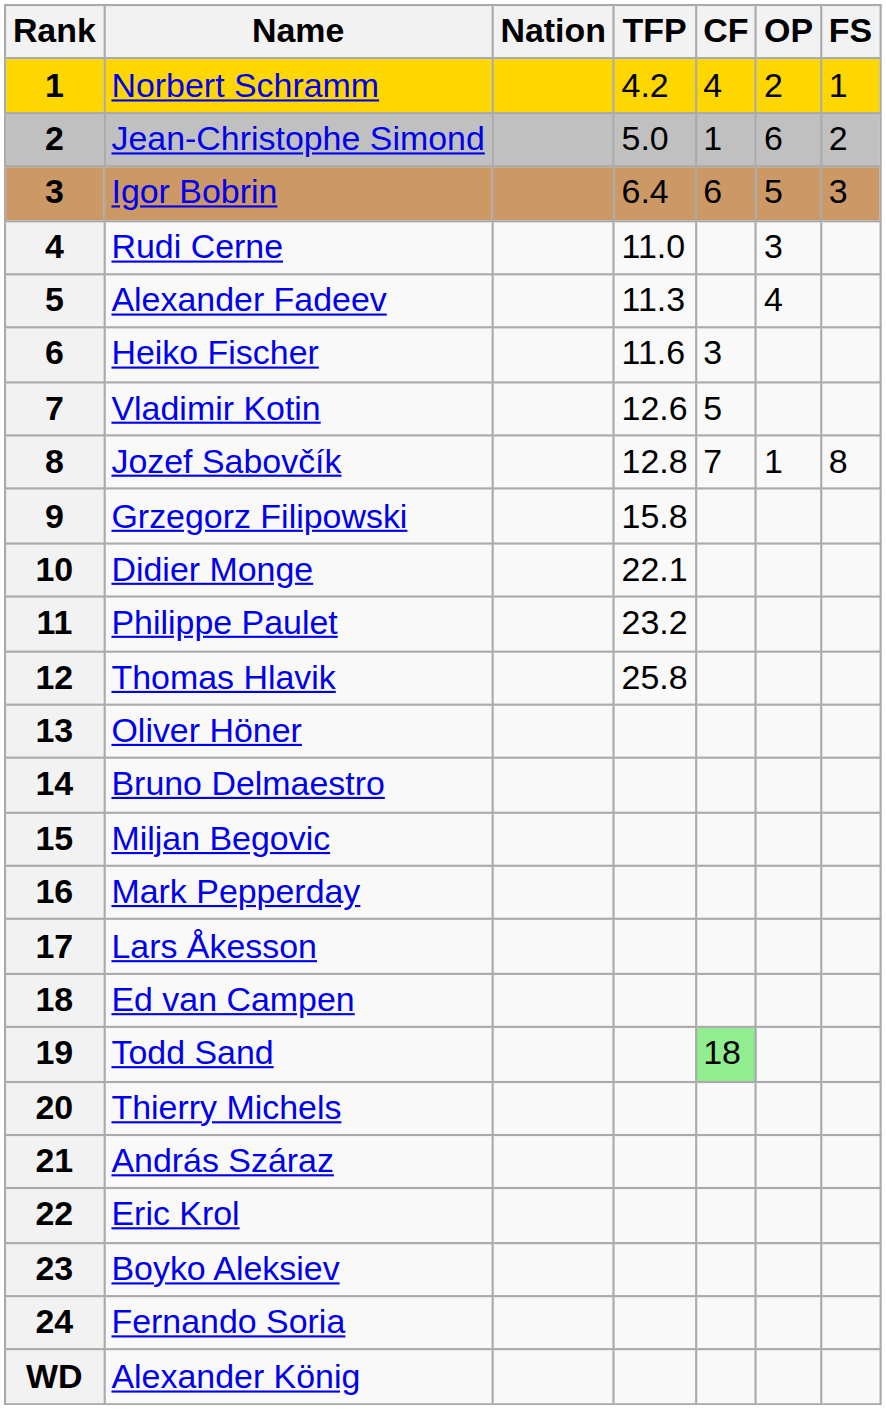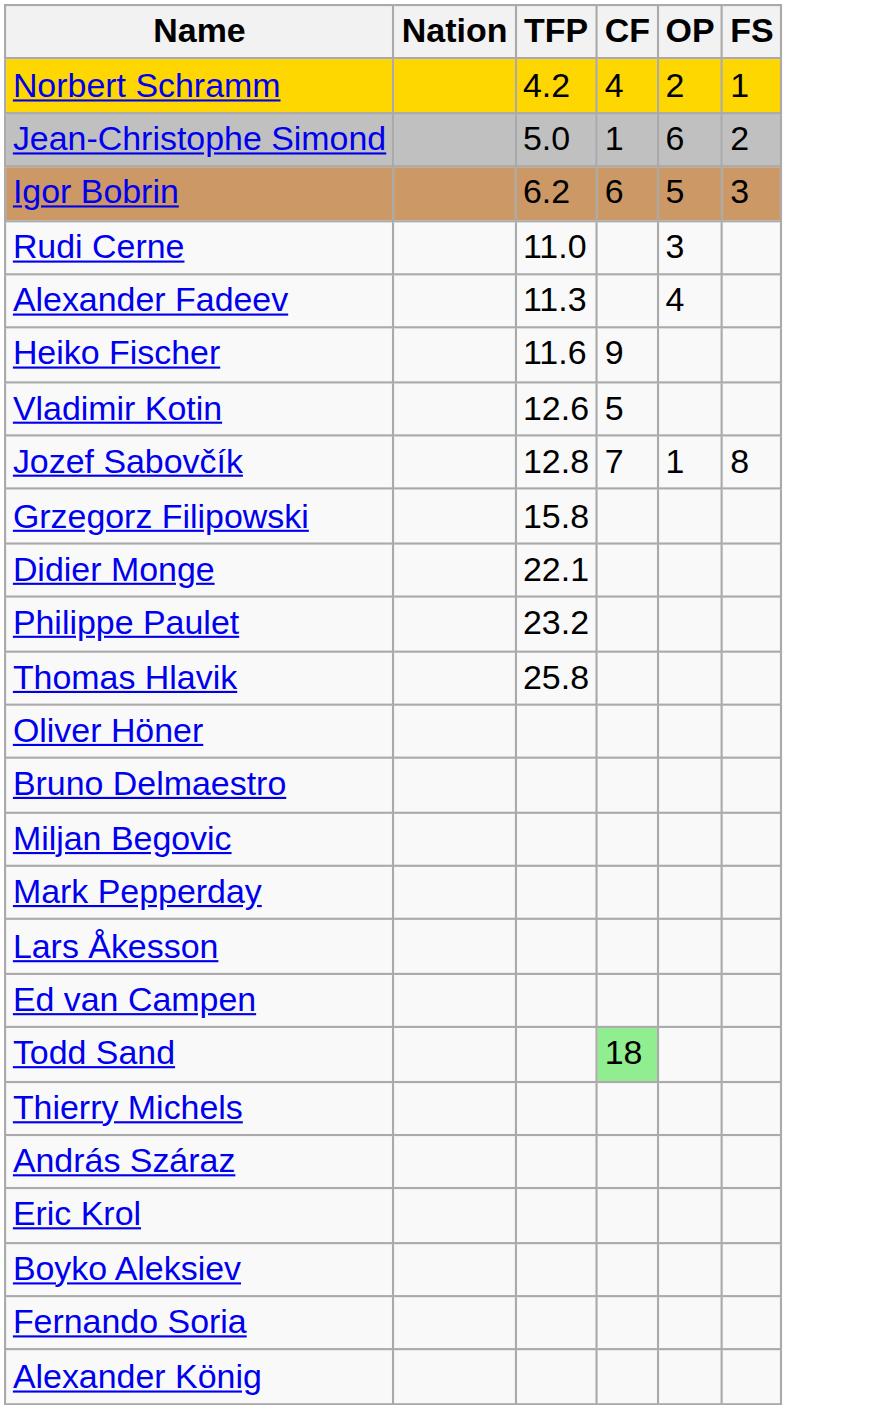- column: (54, 31)
(645, 192) 6.4 -> (547, 192) 6.2
(713, 354) 3 -> (614, 354) 9
